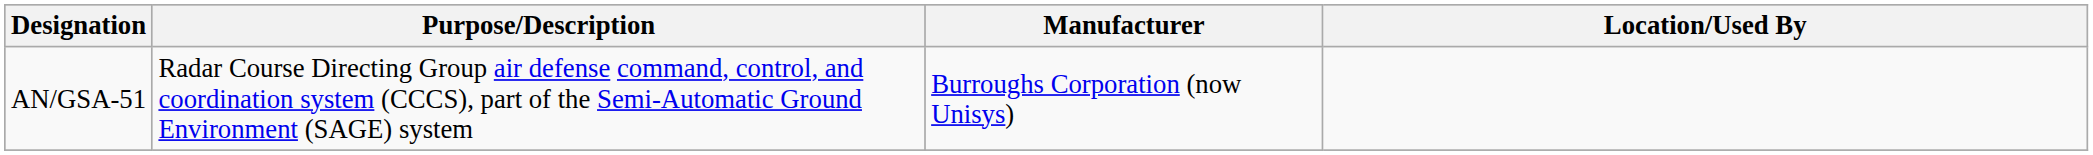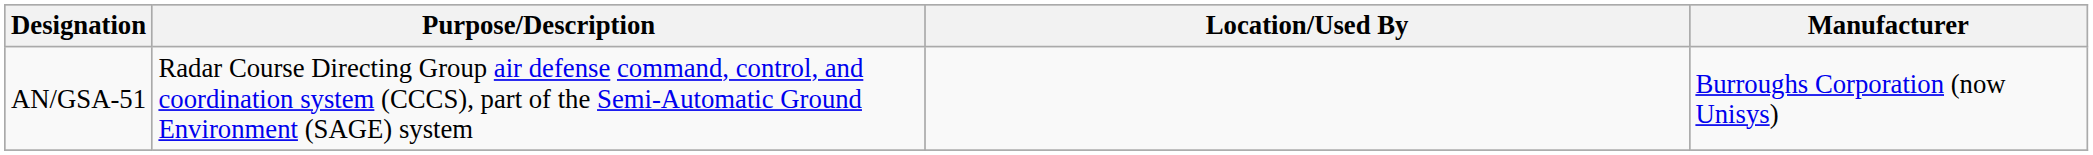columns swapped: (1705, 25) <-> (1124, 25)
